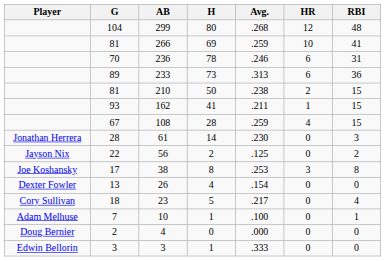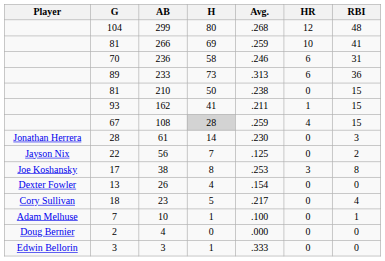(211, 59) 78 -> (211, 59) 58
(308, 91) 2 -> (308, 91) 0
(211, 122) no background -> (211, 122) lightgrey background
(211, 153) 2 -> (211, 153) 7
